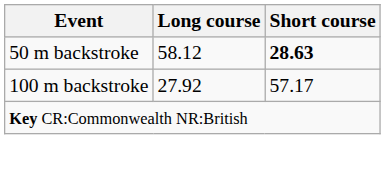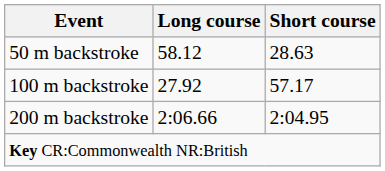(292, 53) bold -> (292, 53) normal
+ row: (79, 117)
